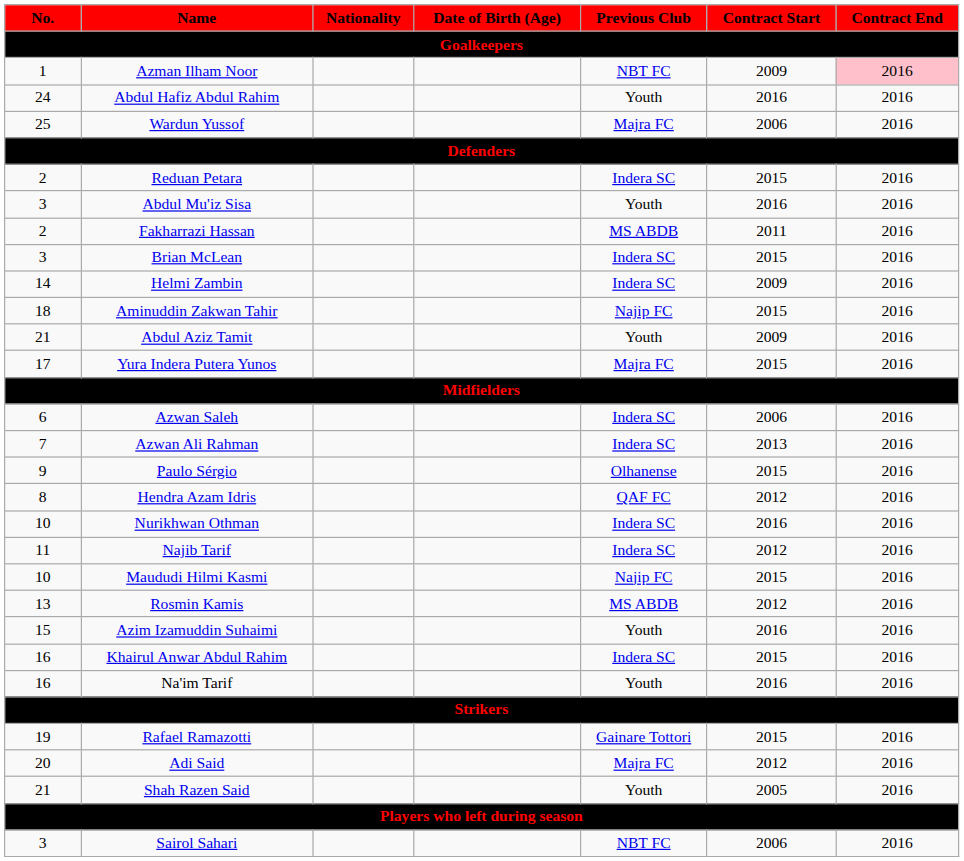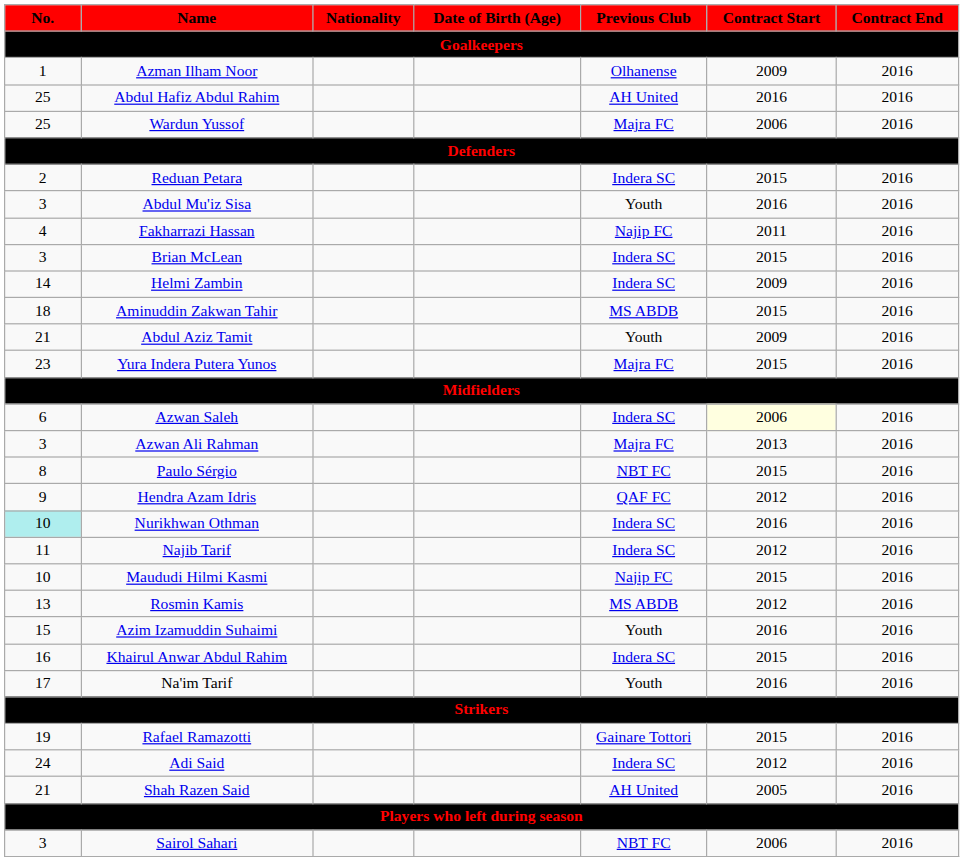(644, 71) NBT FC -> (644, 71) Olhanense
(897, 71) pink background -> (897, 71) no background
(43, 97) 24 -> (43, 97) 25
(644, 97) Youth -> (644, 97) AH United
(43, 230) 2 -> (43, 230) 4
(644, 230) MS ABDB -> (644, 230) Najip FC
(644, 310) Najip FC -> (644, 310) MS ABDB
(43, 363) 17 -> (43, 363) 23
(772, 417) no background -> (772, 417) lightyellow background
(43, 443) 7 -> (43, 443) 3
(644, 443) Indera SC -> (644, 443) Majra FC
(43, 470) 9 -> (43, 470) 8
(644, 470) Olhanense -> (644, 470) NBT FC
(43, 497) 8 -> (43, 497) 9
(43, 523) no background -> (43, 523) paleturquoise background
(43, 683) 16 -> (43, 683) 17
(43, 763) 20 -> (43, 763) 24
(644, 763) Majra FC -> (644, 763) Indera SC
(644, 789) Youth -> (644, 789) AH United
